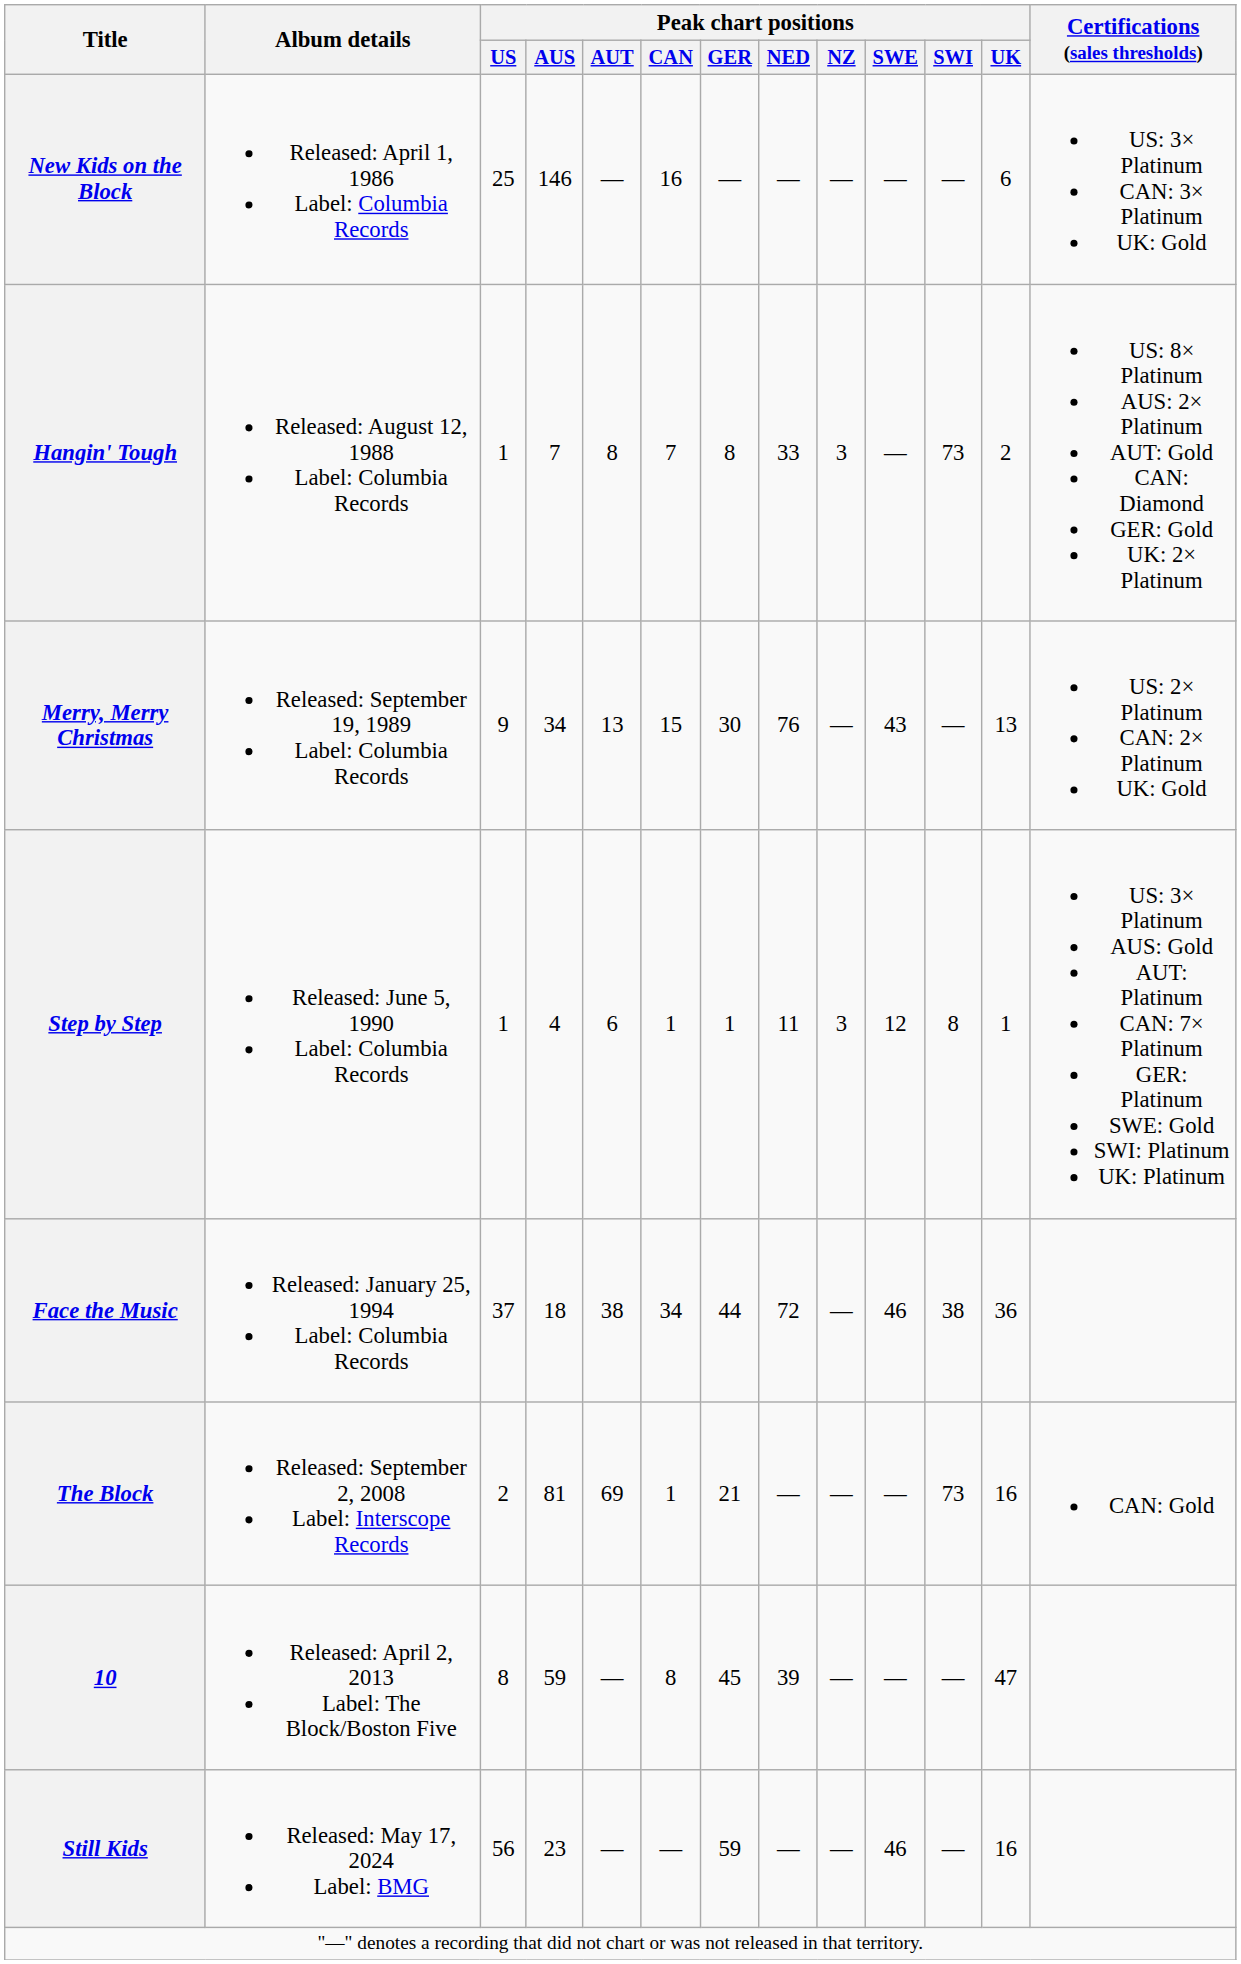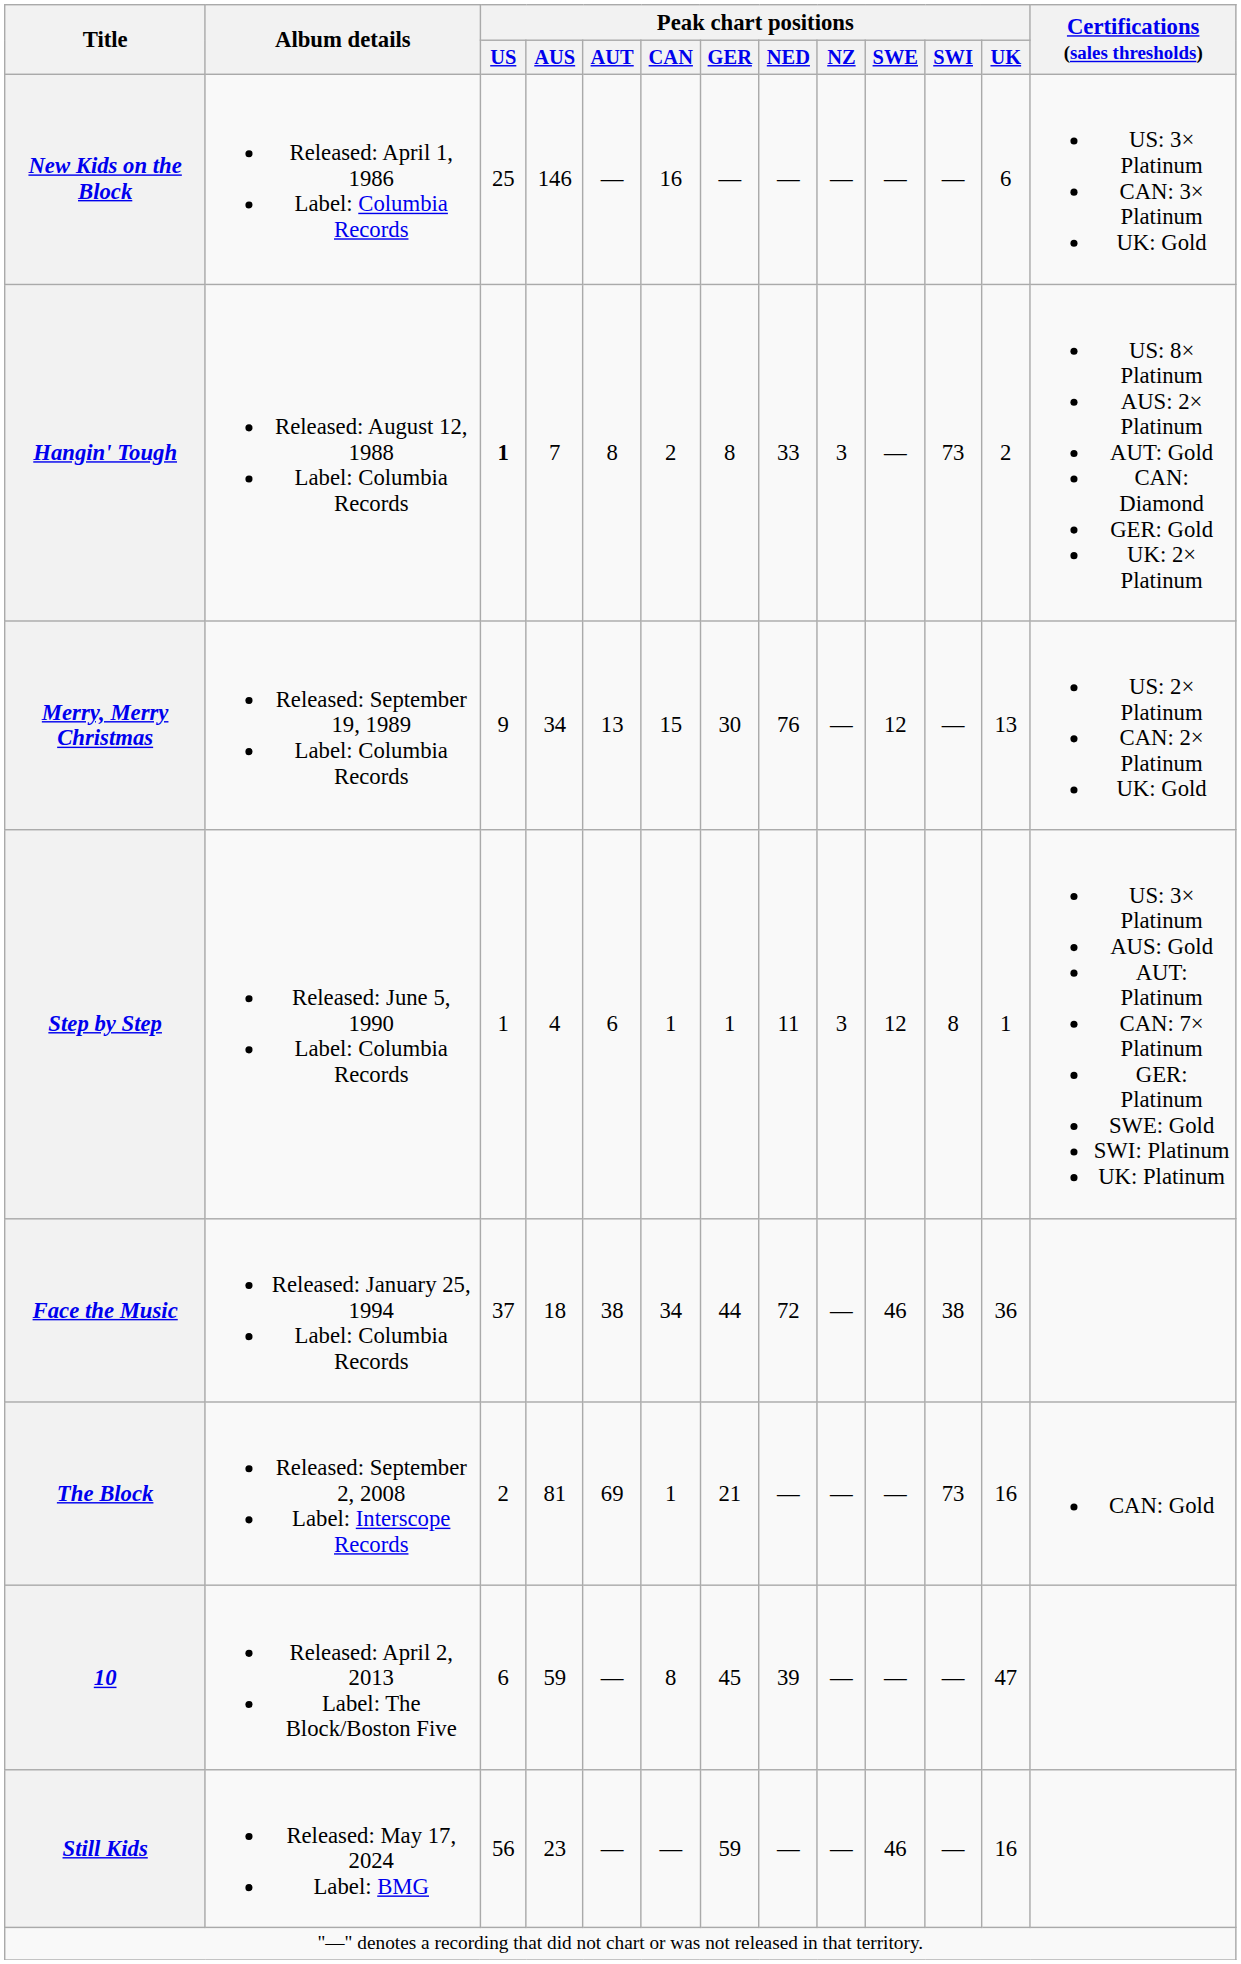(503, 452) normal -> (503, 452) bold
(671, 452) 7 -> (671, 452) 2
(895, 725) 43 -> (895, 725) 12
(503, 1677) 8 -> (503, 1677) 6
